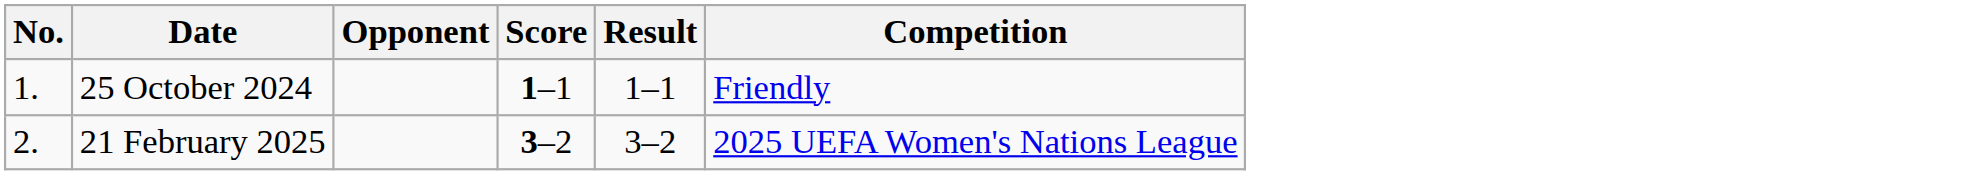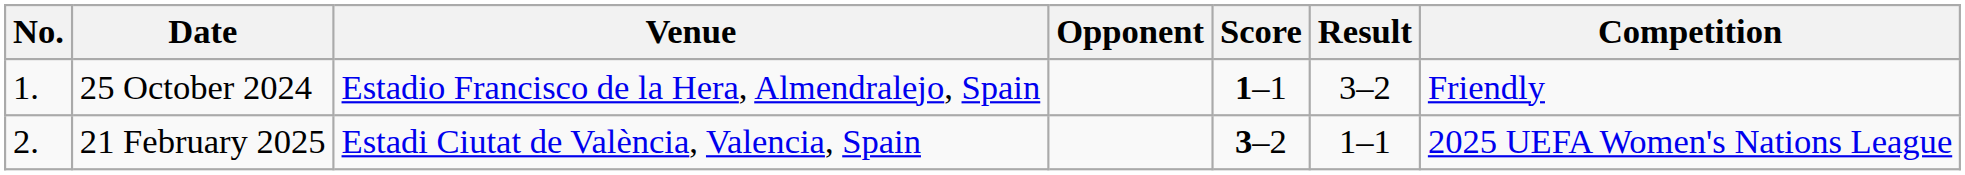+ column: (691, 31)
(650, 86) 1–1 -> (1365, 86) 3–2
(650, 141) 3–2 -> (1365, 141) 1–1
